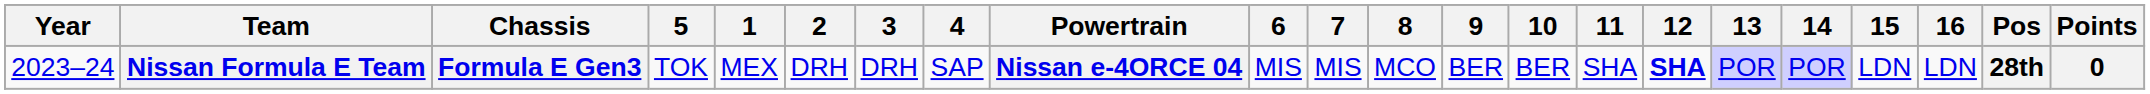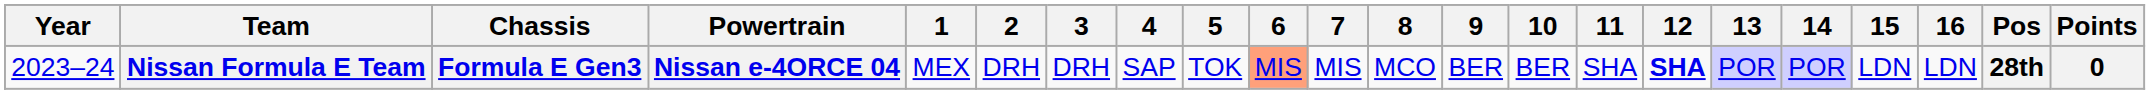columns swapped: (1119, 25) <-> (681, 25)
(1278, 67) no background -> (1278, 67) lightsalmon background
